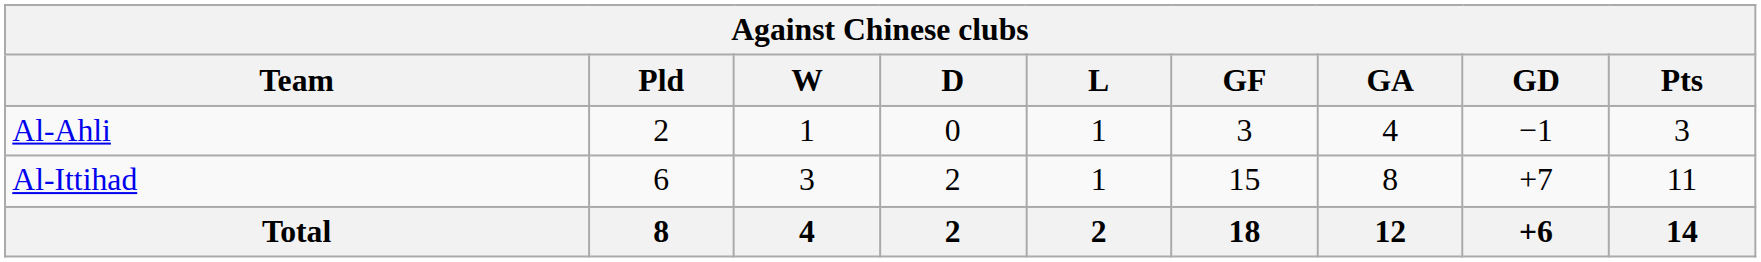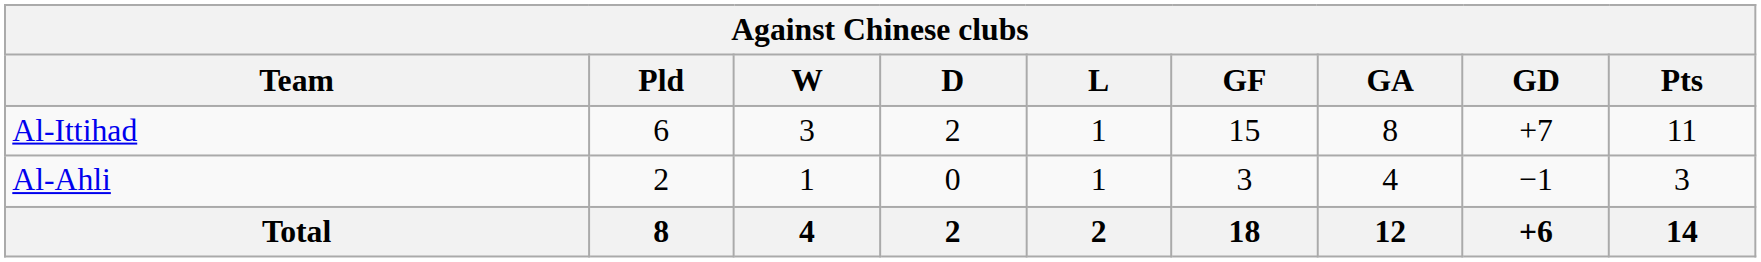rows swapped: (75, 180) <-> (62, 130)
